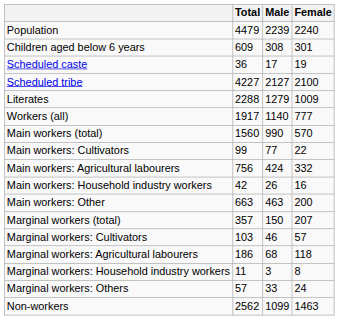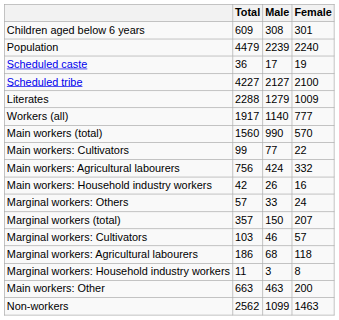rows swapped: (33, 30) <-> (76, 47)
rows swapped: (56, 202) <-> (68, 289)
